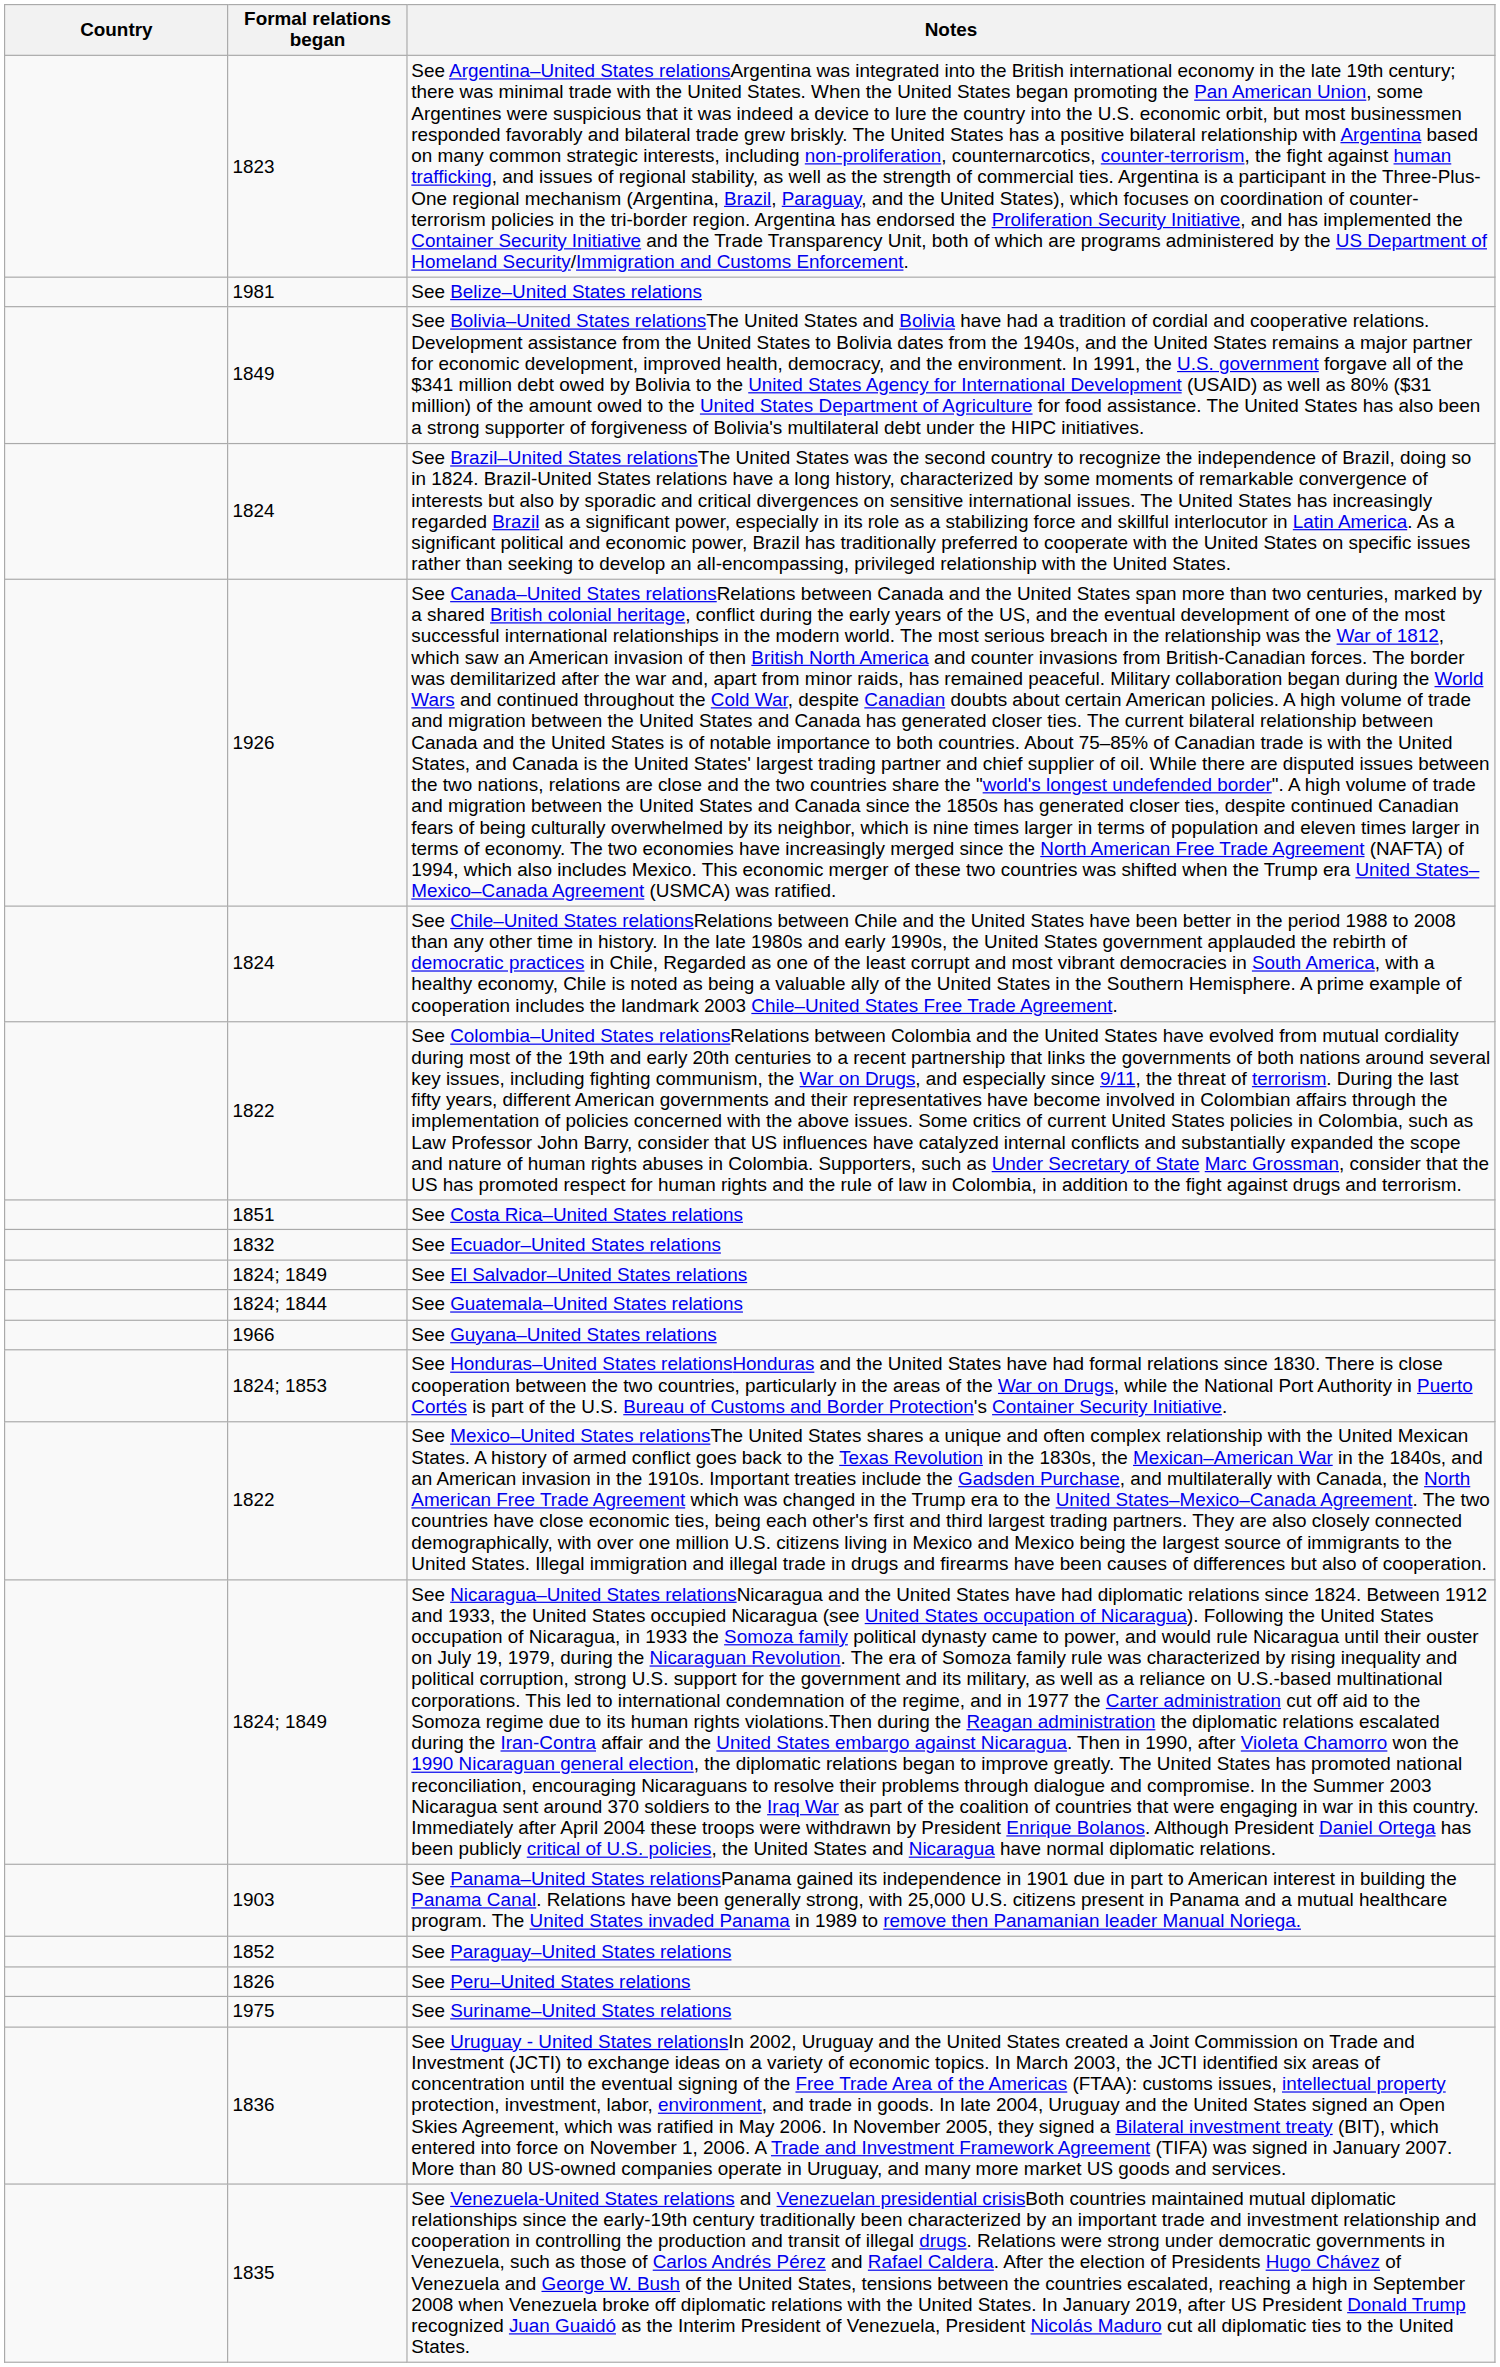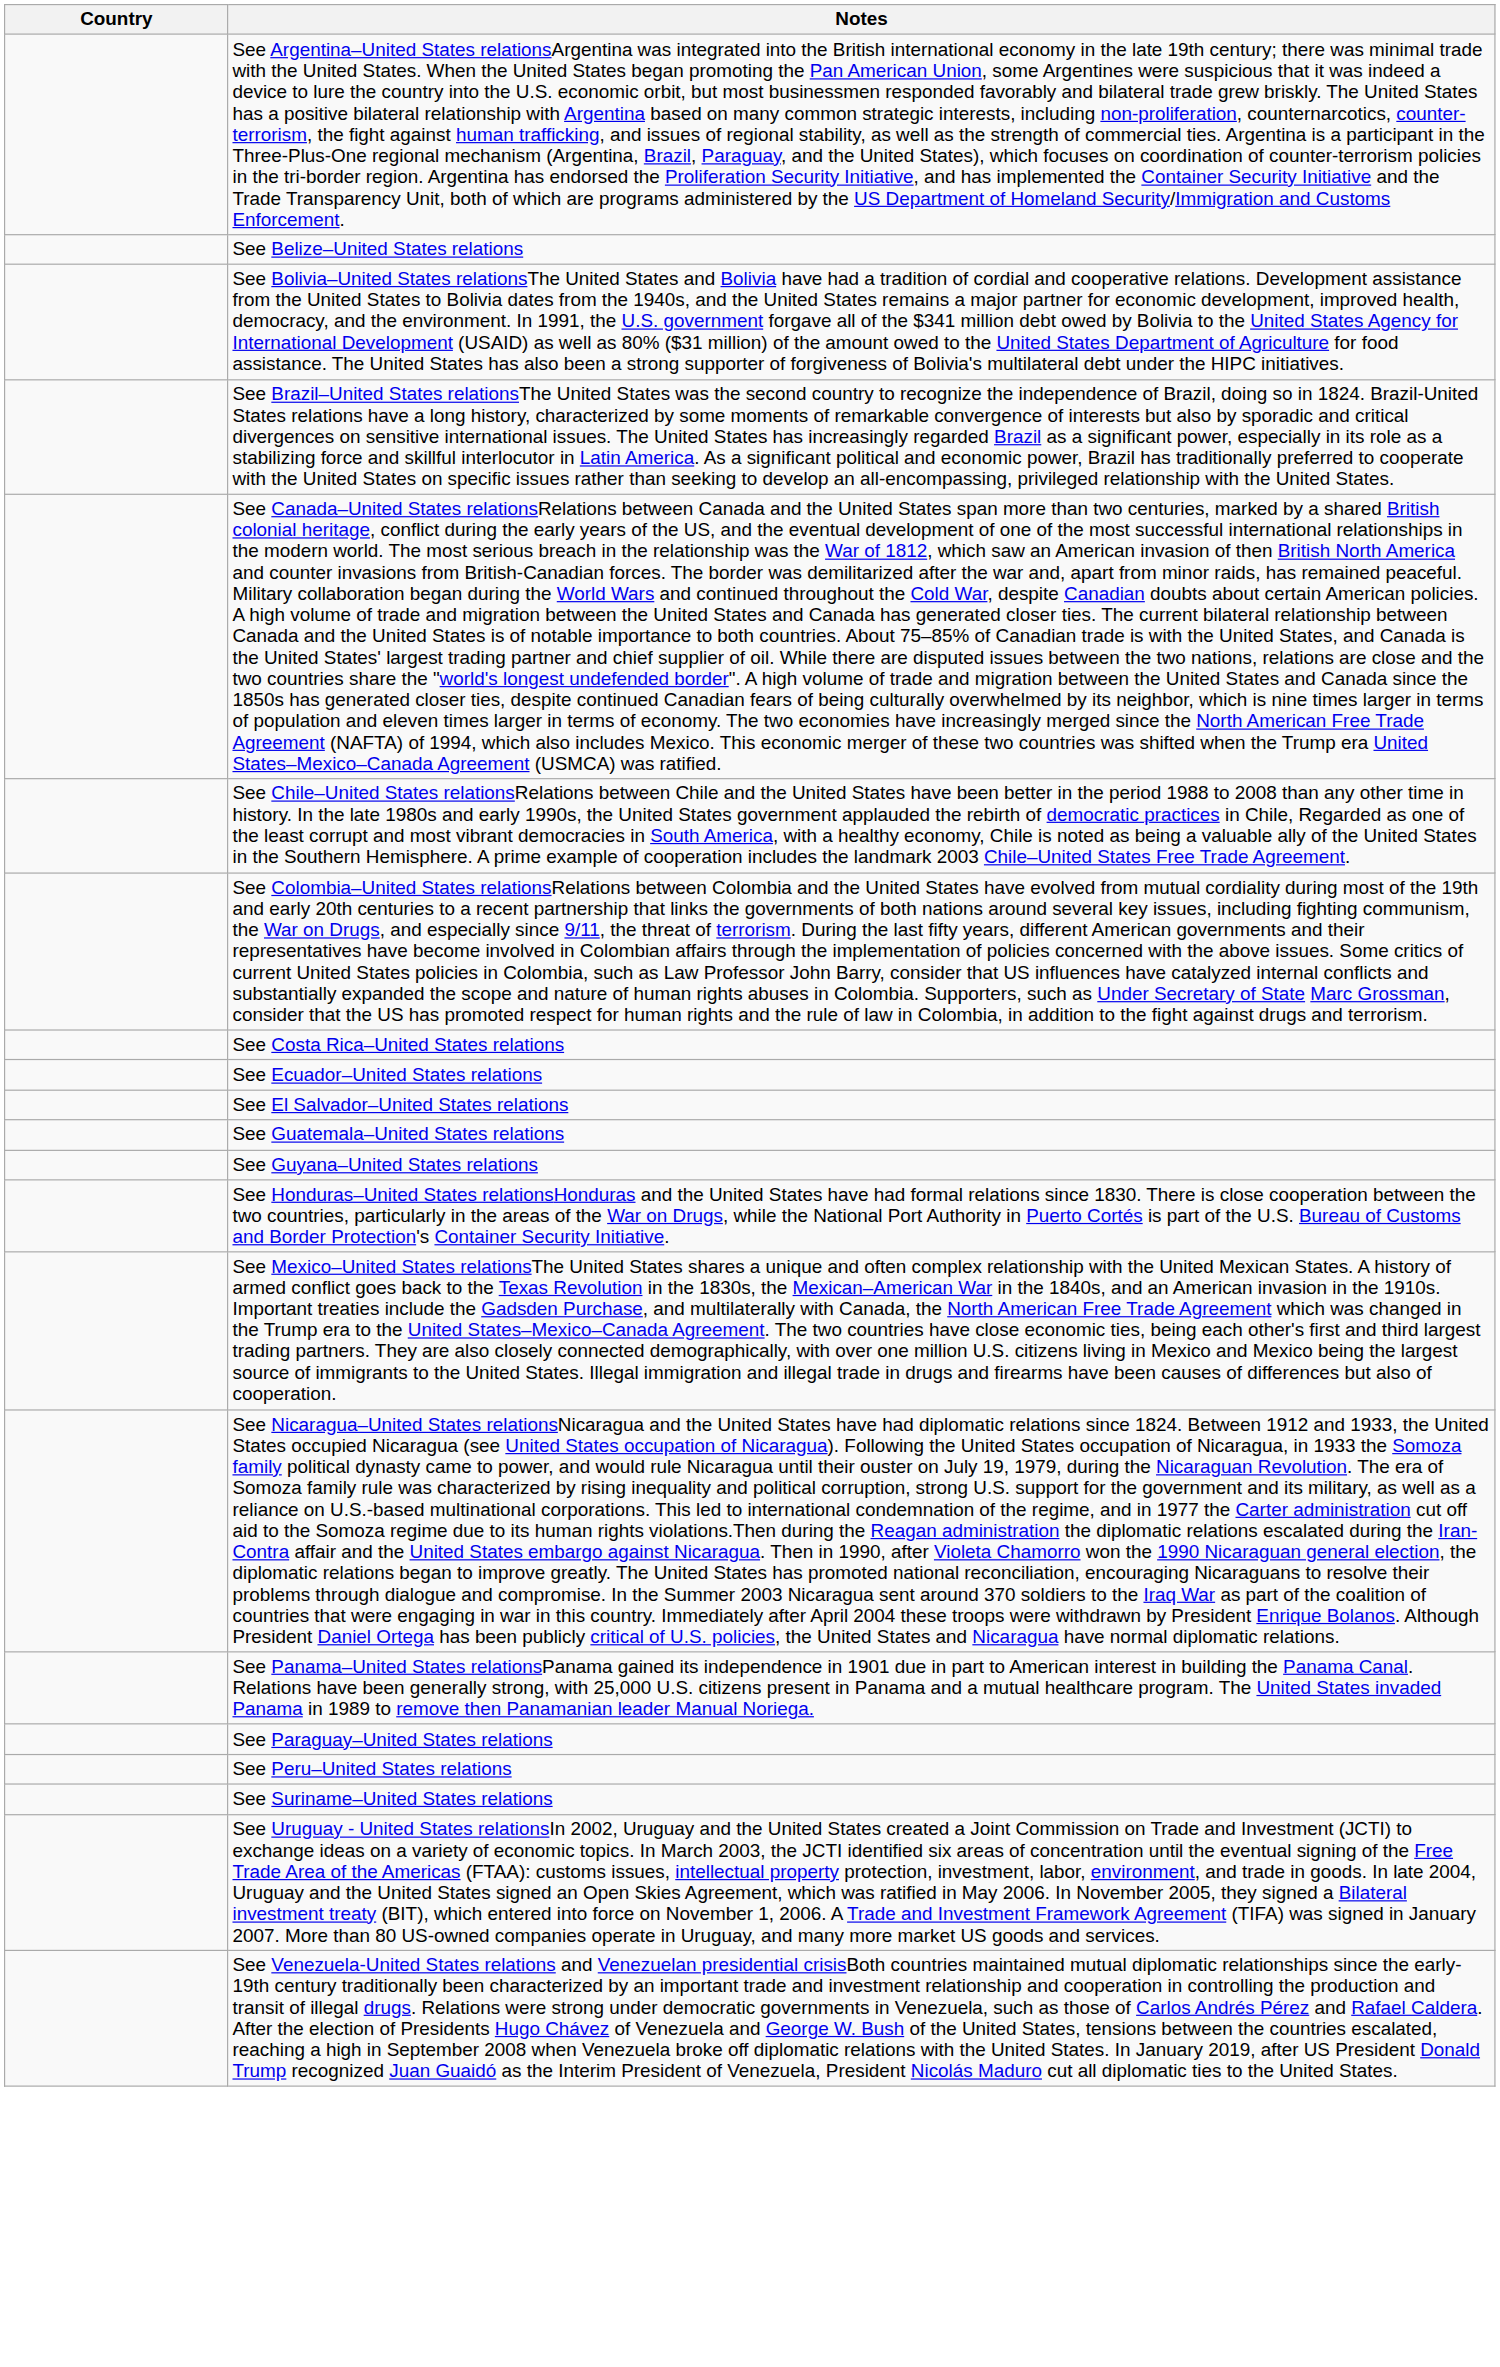- column: (318, 30)
